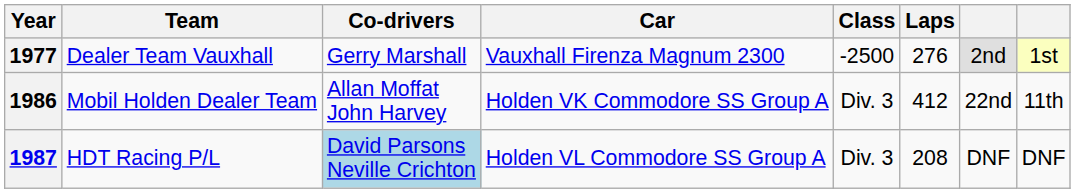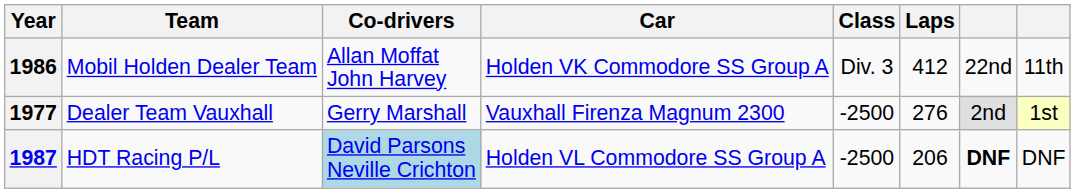rows swapped: (33, 55) <-> (33, 100)
(867, 158) Div. 3 -> (867, 158) -2500
(930, 158) 208 -> (930, 158) 206
(988, 158) normal -> (988, 158) bold
